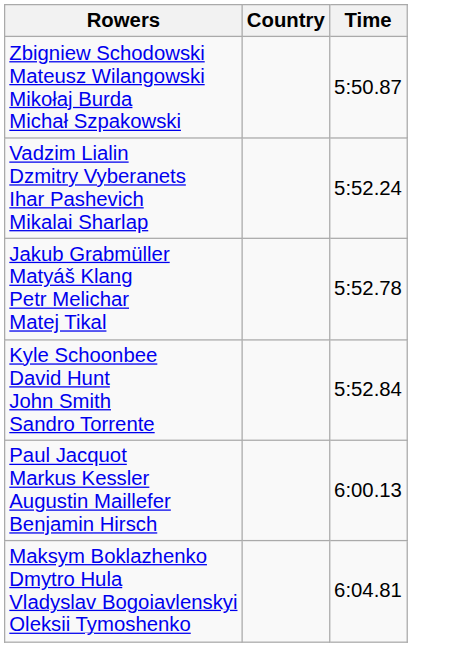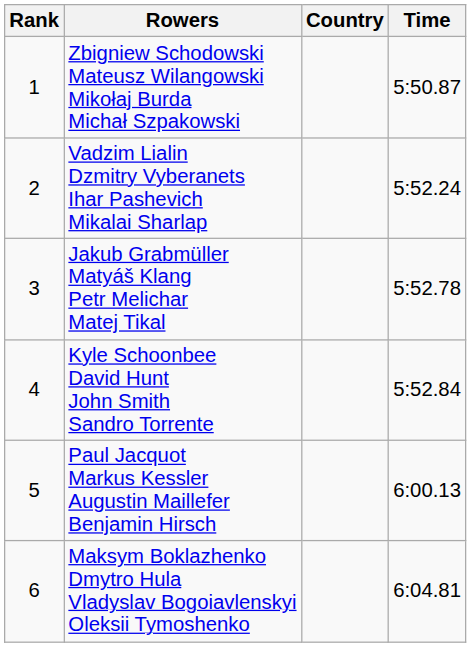+ column: (34, 20)
